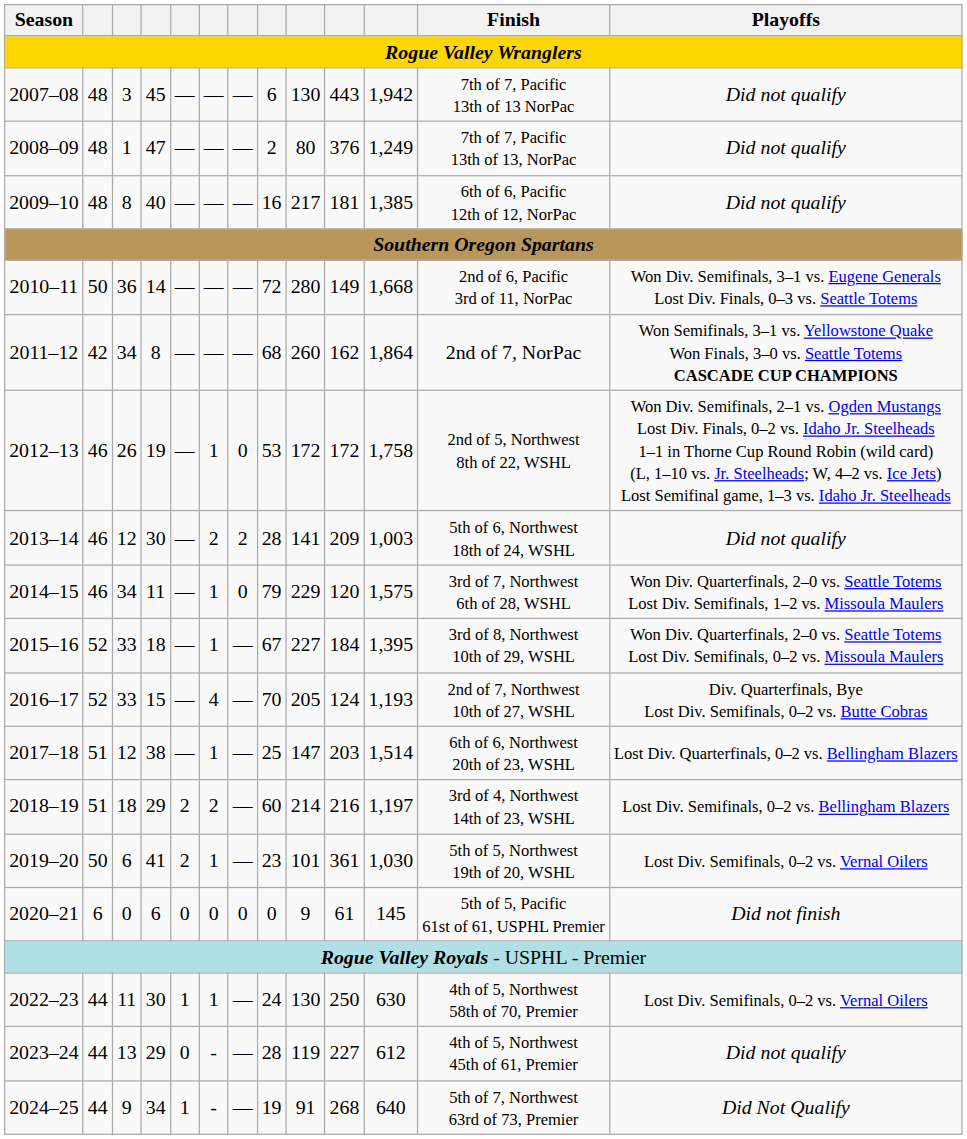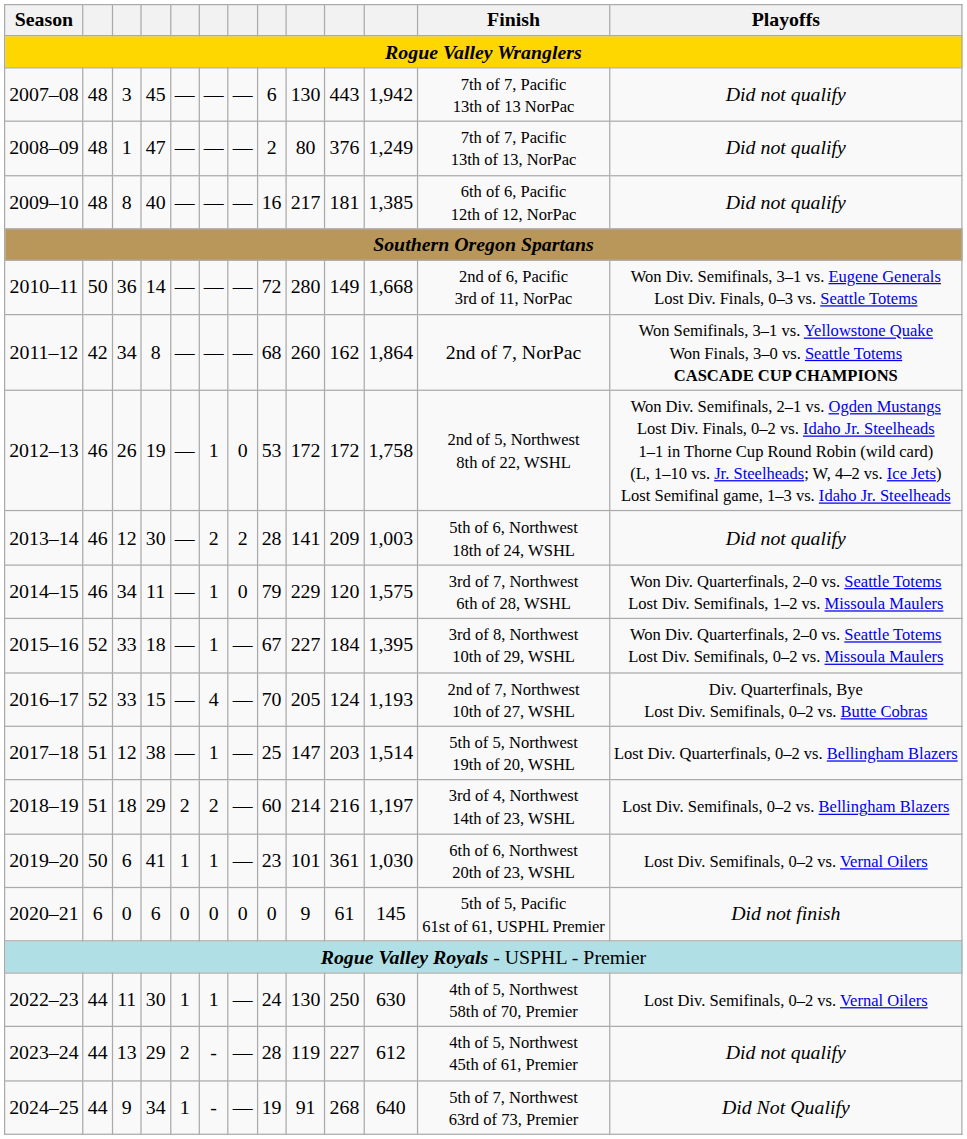(514, 754) 6th of 6, Northwest 20th of 23, WSHL -> (514, 754) 5th of 5, Northwest 19th of 20, WSHL
(185, 860) 2 -> (185, 860) 1
(514, 861) 5th of 5, Northwest 19th of 20, WSHL -> (514, 861) 6th of 6, Northwest 20th of 23, WSHL
(185, 1053) 0 -> (185, 1053) 2
